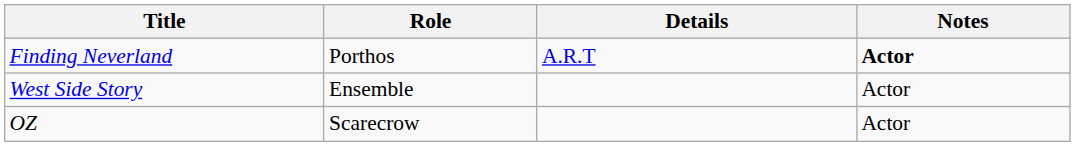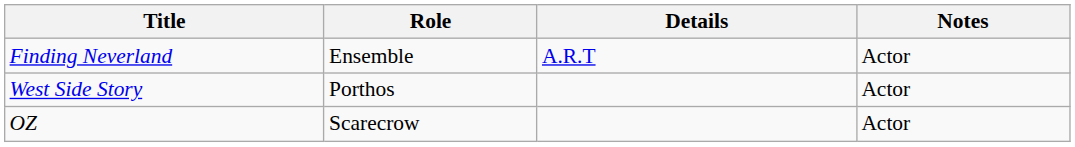(362, 55) Porthos -> (371, 55) Ensemble
(888, 55) bold -> (886, 55) normal
(371, 89) Ensemble -> (362, 89) Porthos
